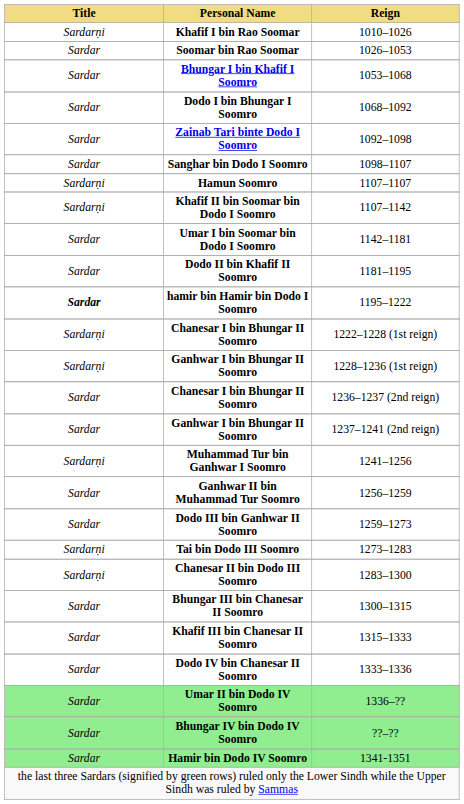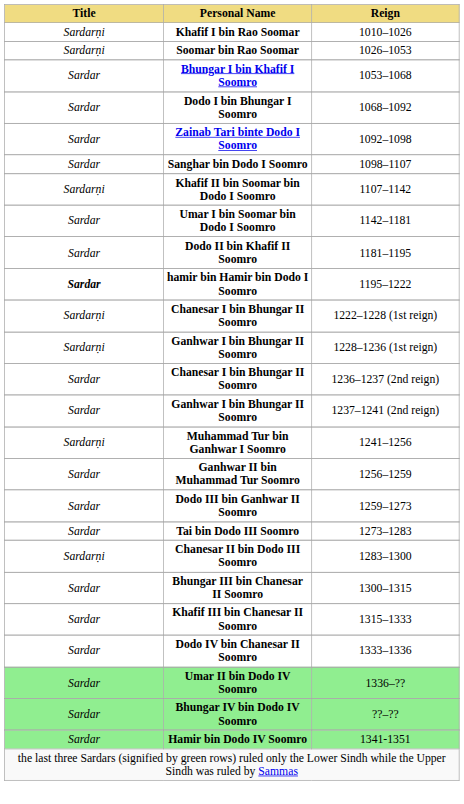(84, 50) Sardar -> (84, 50) Sardarṇi
- row: (238, 182)
(84, 549) Sardarṇi -> (84, 531) Sardar
